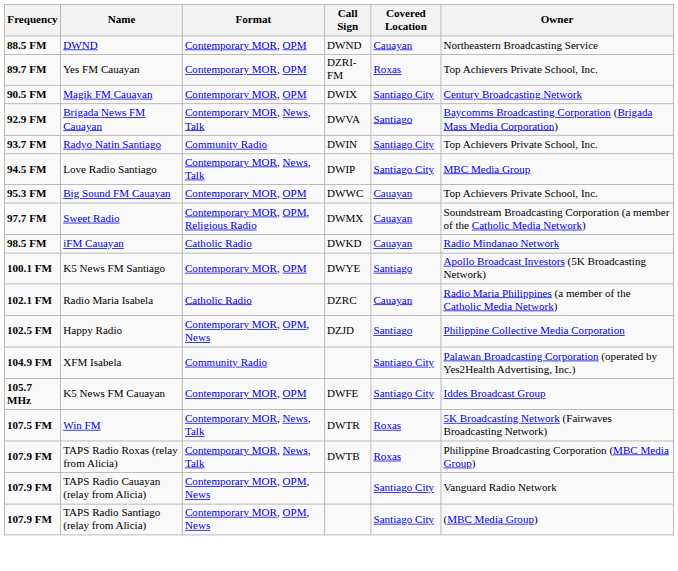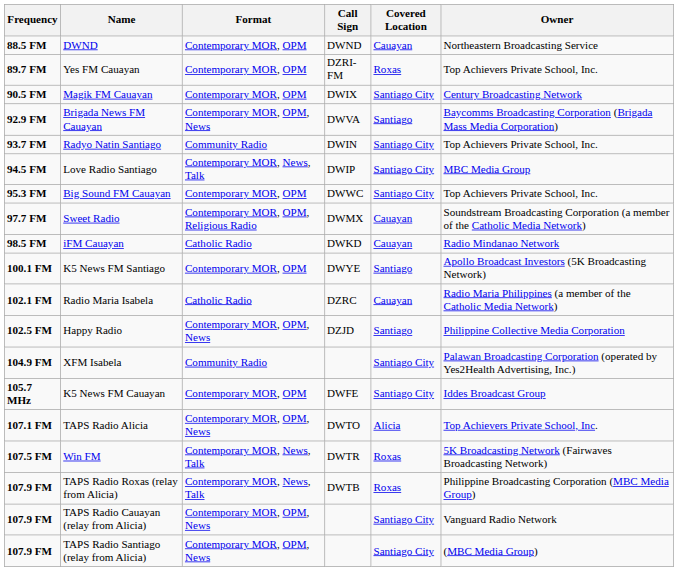(248, 119) Contemporary MOR, News, Talk -> (247, 119) Contemporary MOR, OPM, News
(393, 194) Cauayan -> (404, 194) Santiago City
+ row: (106, 425)
